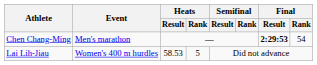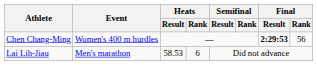(103, 39) Men's marathon -> (116, 39) Women's 400 m hurdles
(301, 39) 54 -> (301, 39) 56
(116, 53) Women's 400 m hurdles -> (103, 53) Men's marathon
(198, 53) 5 -> (198, 53) 6
